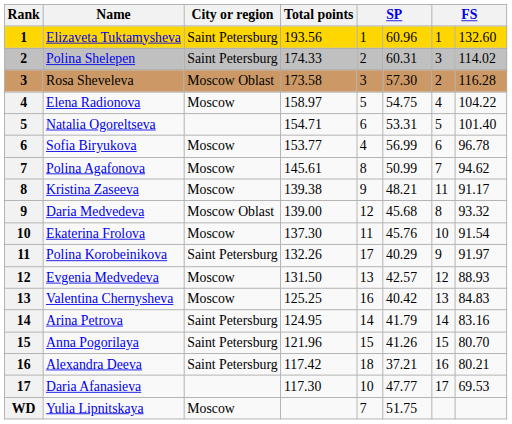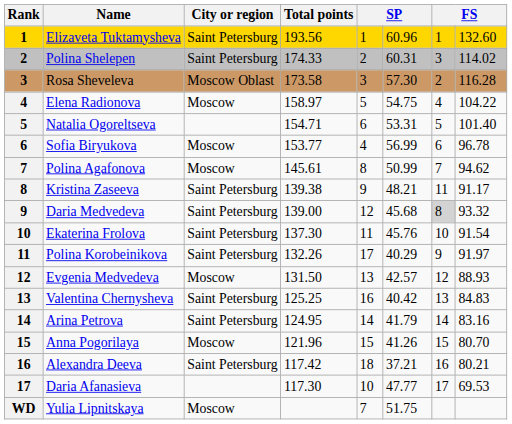(211, 189) Moscow -> (232, 189) Saint Petersburg
(231, 211) Moscow Oblast -> (232, 211) Saint Petersburg
(438, 211) no background -> (438, 211) lightgrey background
(211, 233) Moscow -> (232, 233) Saint Petersburg
(211, 299) Moscow -> (232, 299) Saint Petersburg
(232, 342) Saint Petersburg -> (211, 342) Moscow
